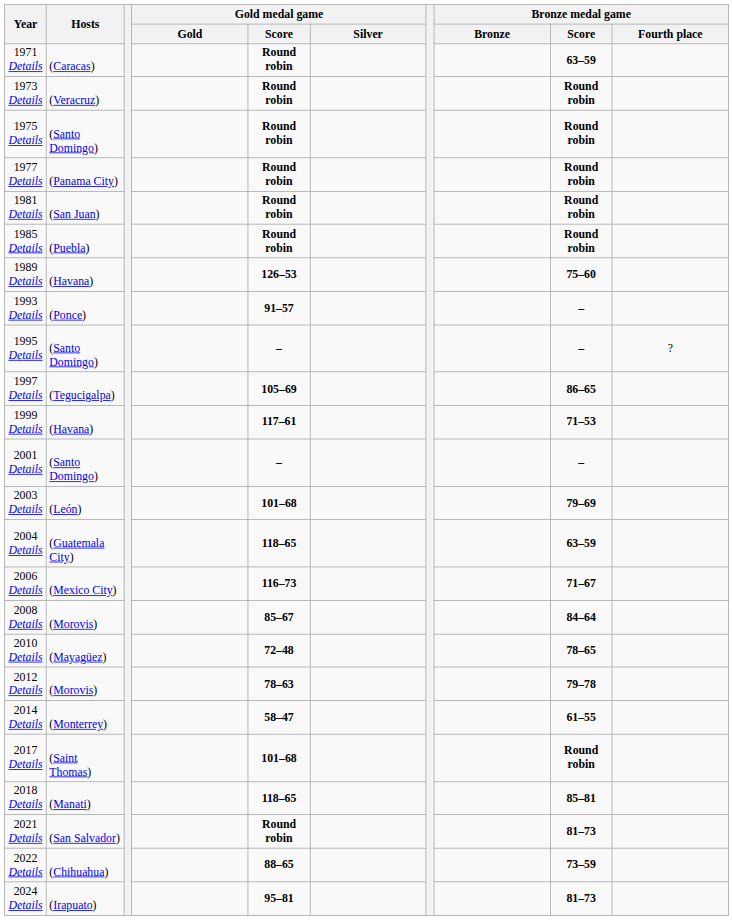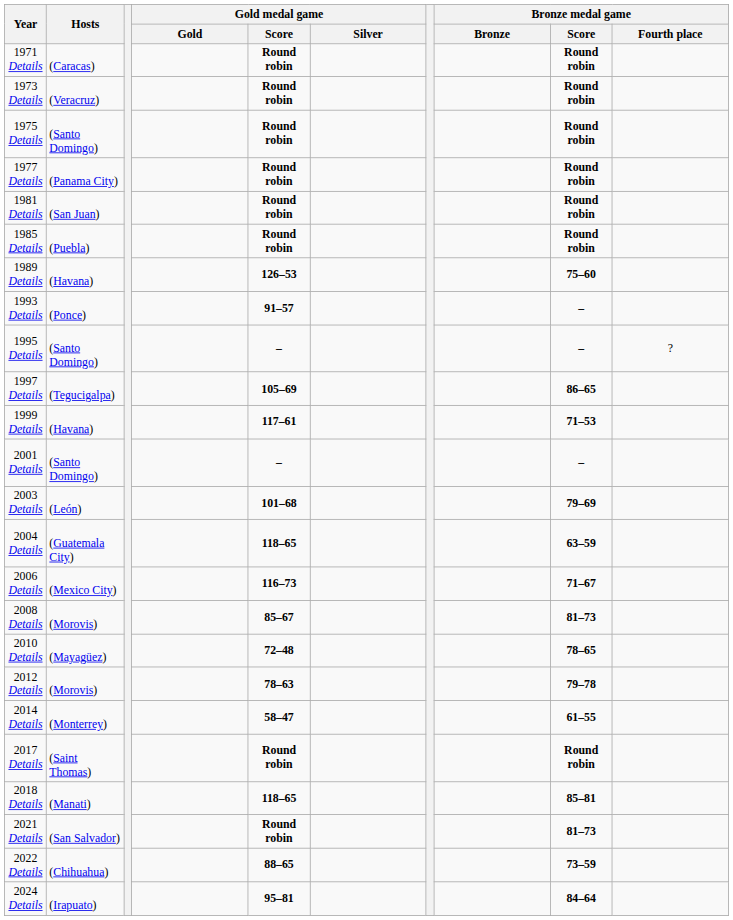(581, 60) 63–59 -> (581, 60) Round robin
(581, 617) 84–64 -> (581, 617) 81–73
(279, 758) 101–68 -> (279, 758) Round robin
(581, 898) 81–73 -> (581, 898) 84–64
